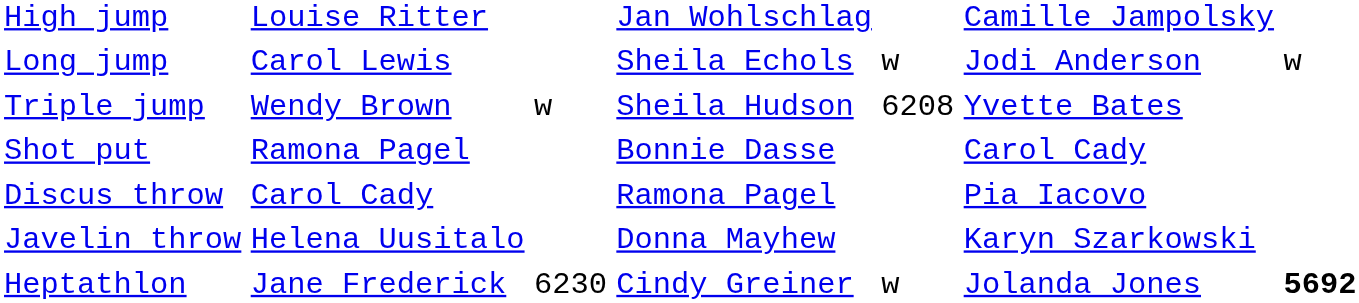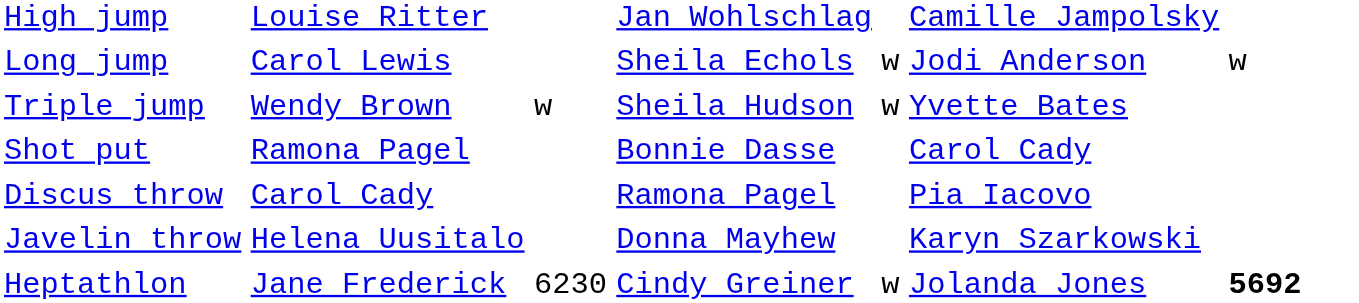(918, 106) 6208 -> (890, 106) w
